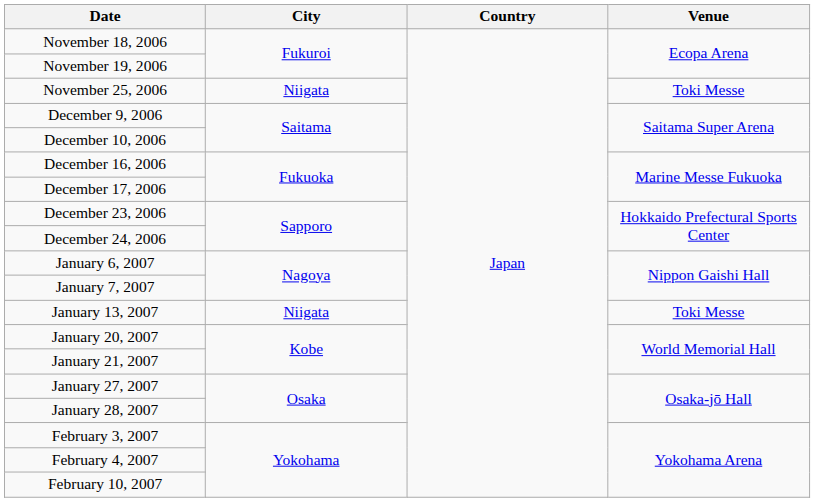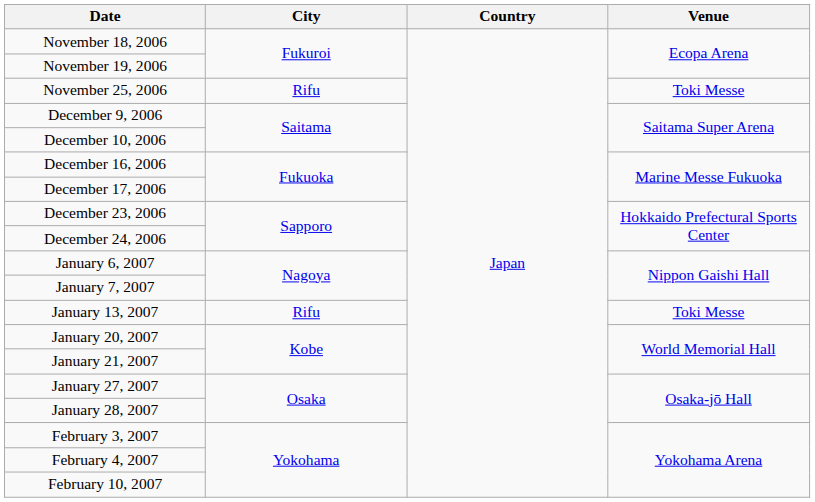(306, 90) Niigata -> (306, 90) Rifu
(306, 312) Niigata -> (306, 312) Rifu
